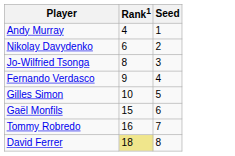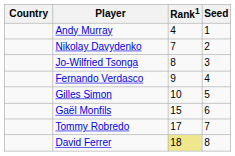+ column: (29, 13)
(124, 47) 6 -> (173, 47) 7
(127, 127) 16 -> (176, 127) 17
